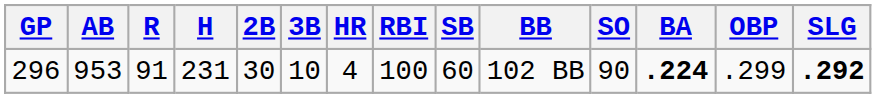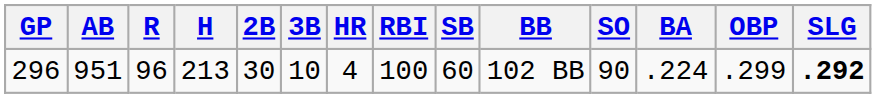(98, 71) 953 -> (98, 71) 951
(152, 71) 91 -> (152, 71) 96
(205, 71) 231 -> (205, 71) 213
(676, 71) bold -> (676, 71) normal
